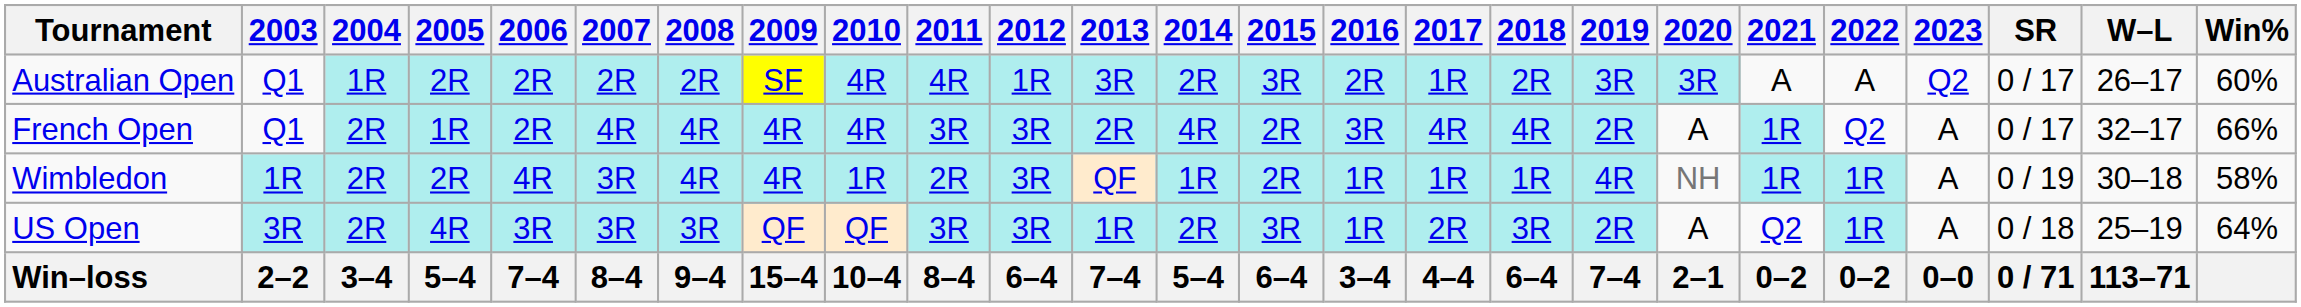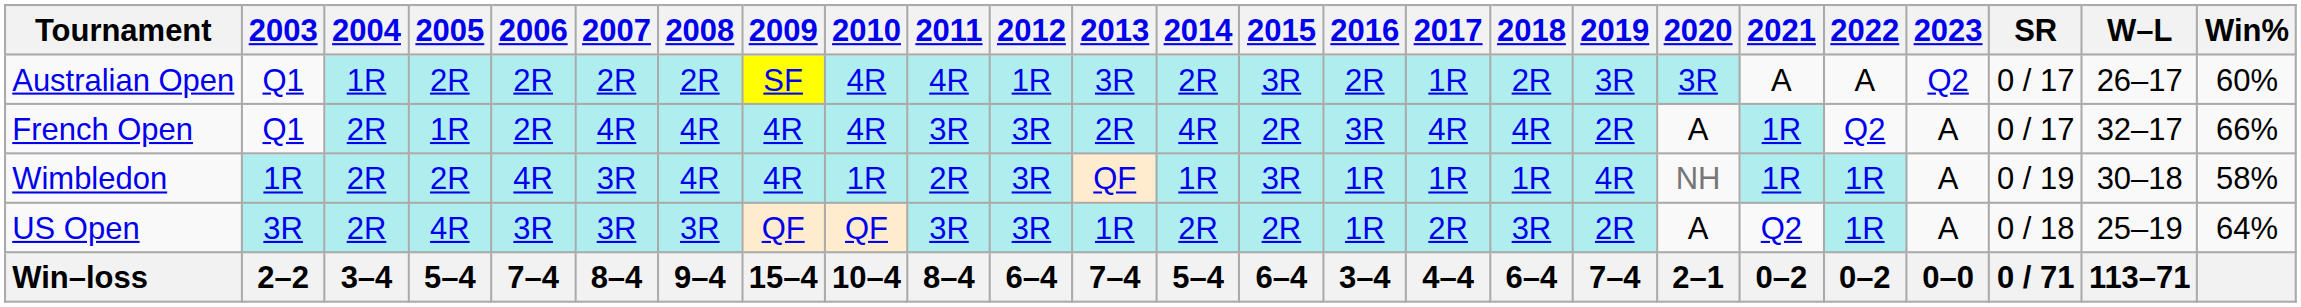(1281, 178) 2R -> (1281, 178) 3R
(1281, 228) 3R -> (1281, 228) 2R
